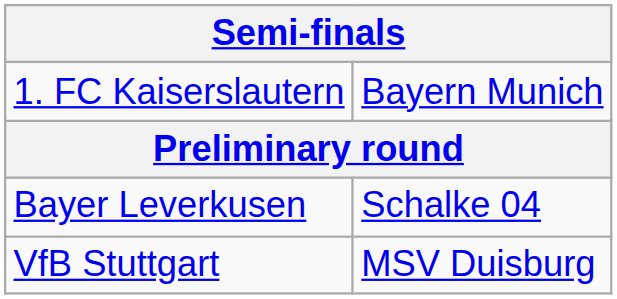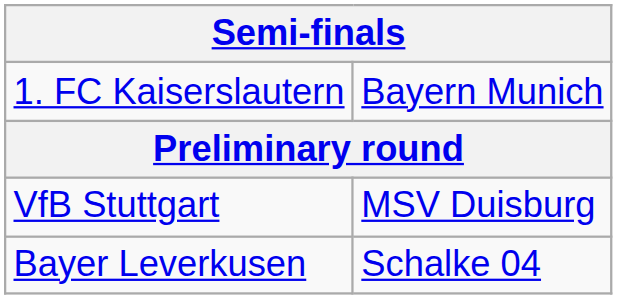rows swapped: (160, 206) <-> (116, 263)
